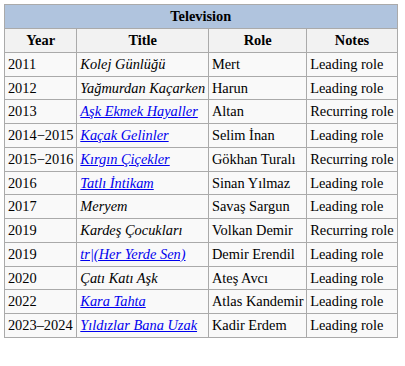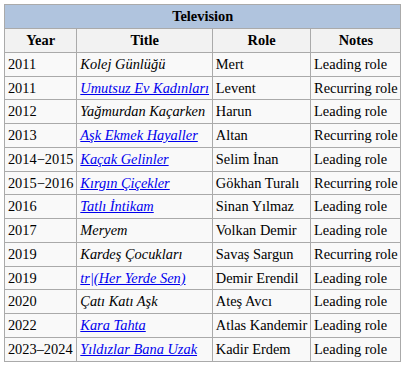+ row: (145, 88)
(251, 206) Savaş Sargun -> (256, 230) Volkan Demir
(252, 230) Volkan Demir -> (255, 254) Savaş Sargun
